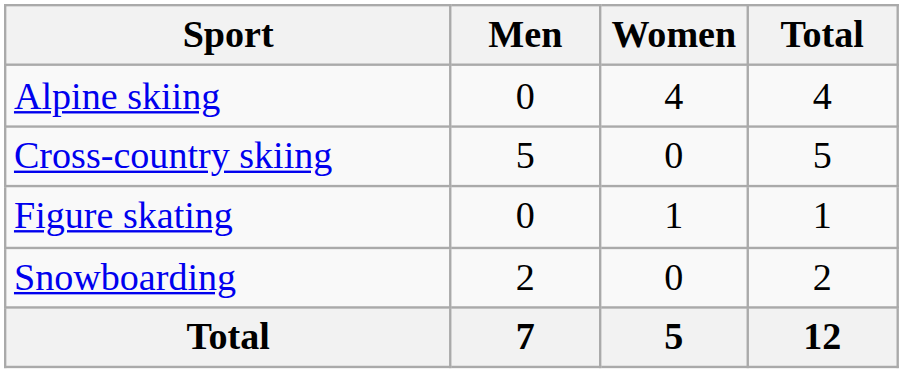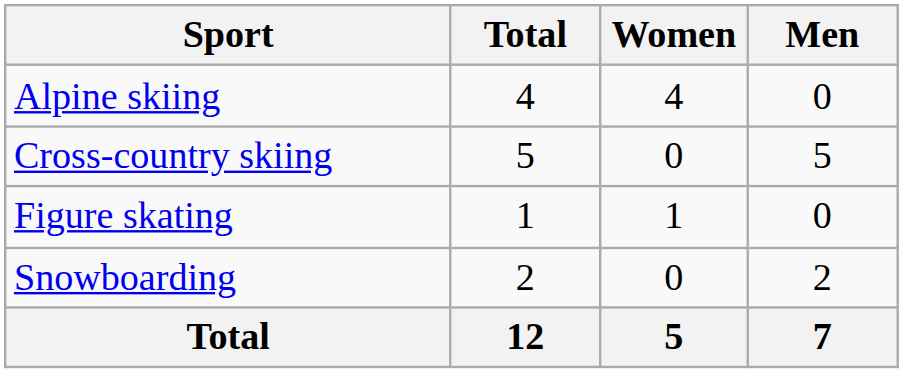columns swapped: (525, 34) <-> (822, 34)
